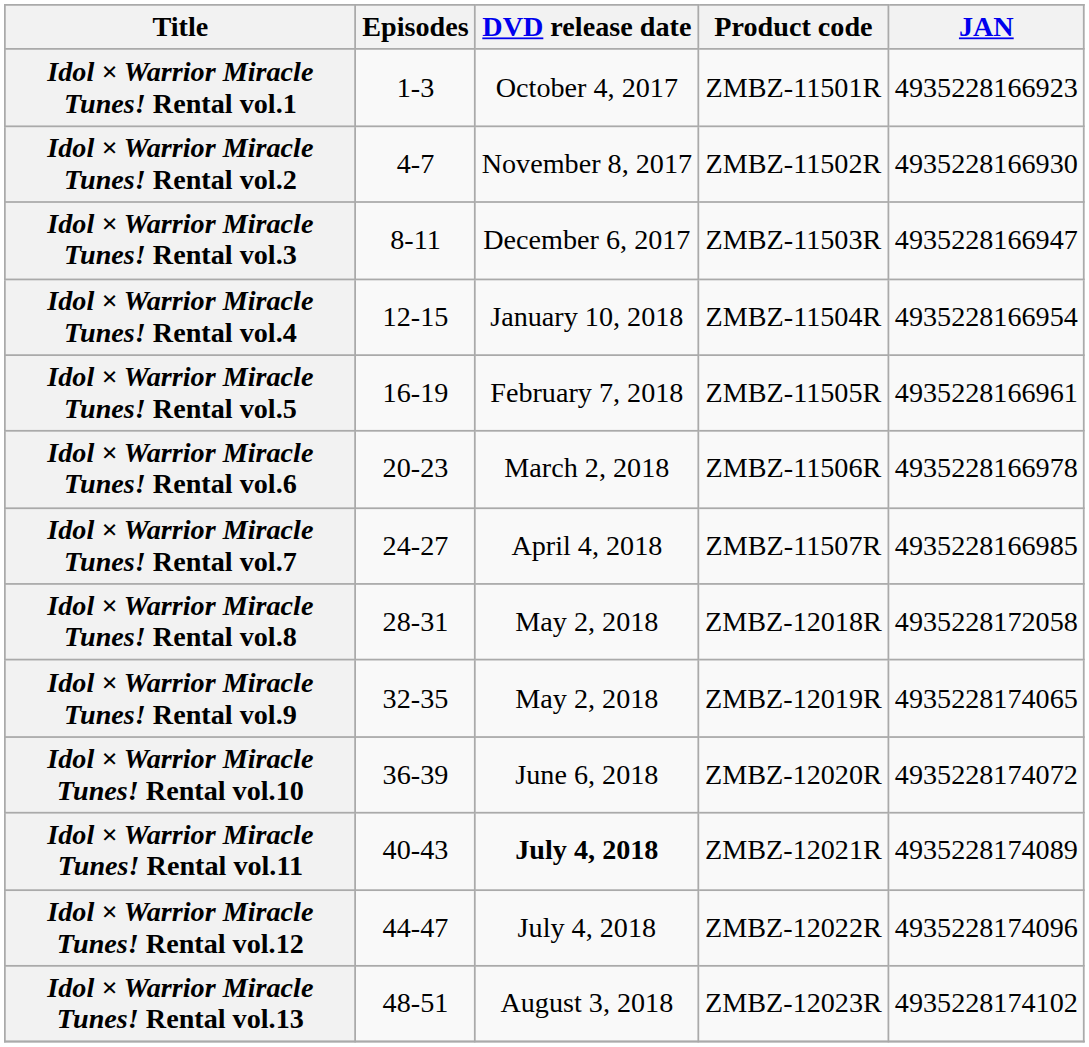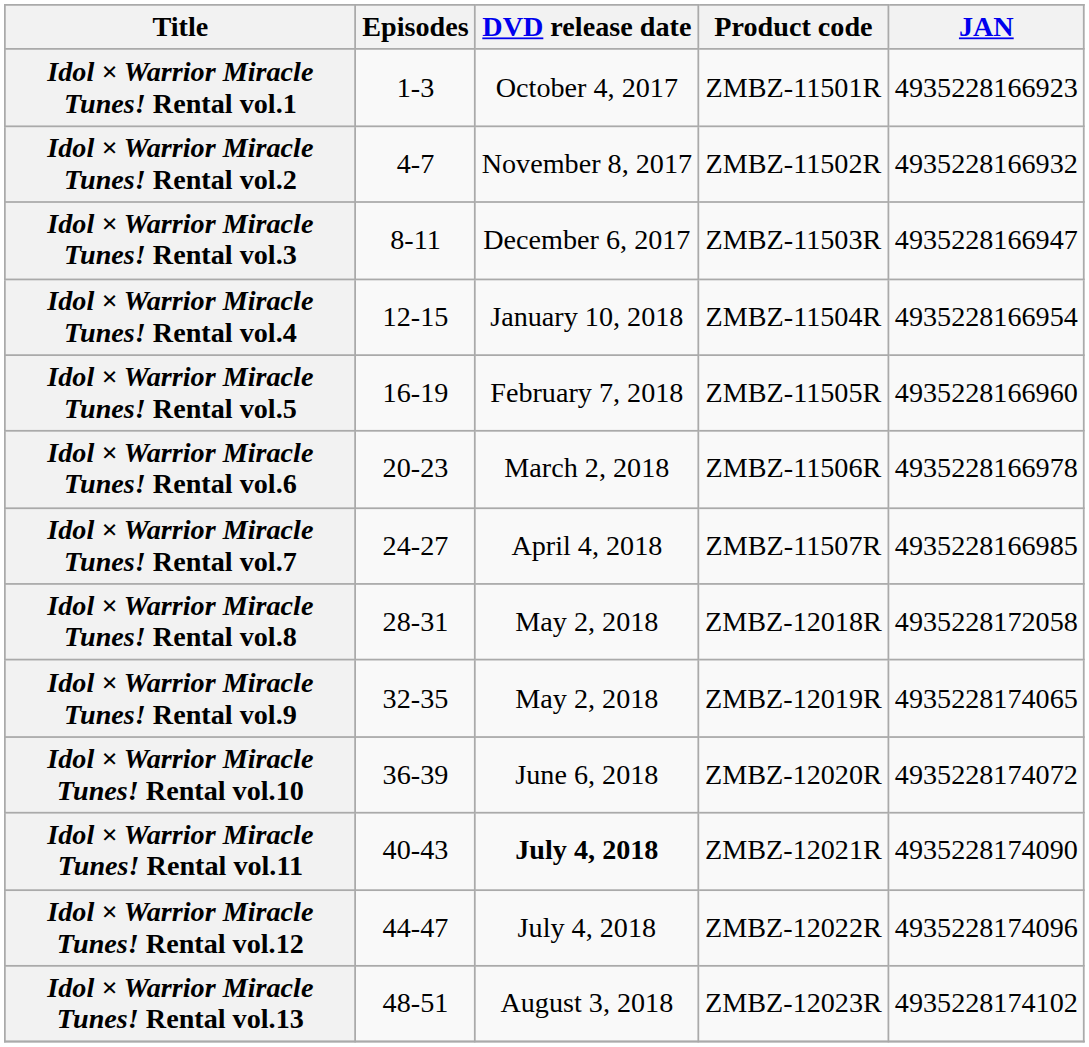(986, 163) 4935228166930 -> (986, 163) 4935228166932
(986, 392) 4935228166961 -> (986, 392) 4935228166960
(986, 850) 4935228174089 -> (986, 850) 4935228174090
